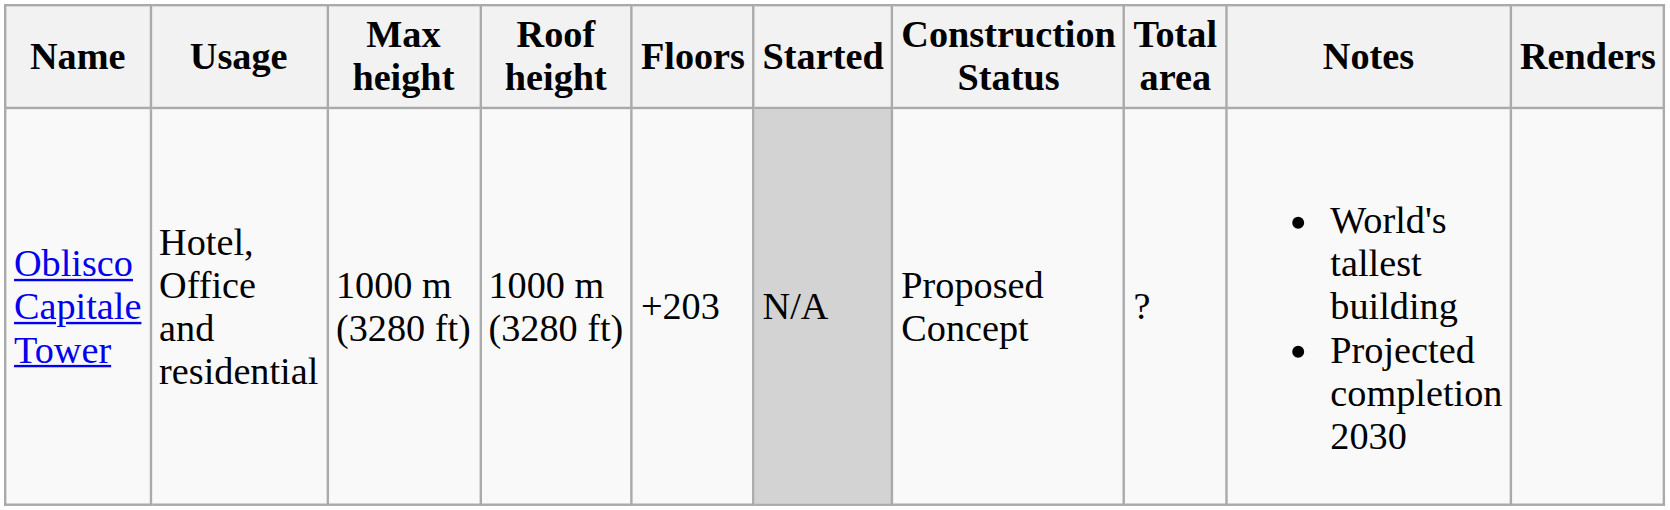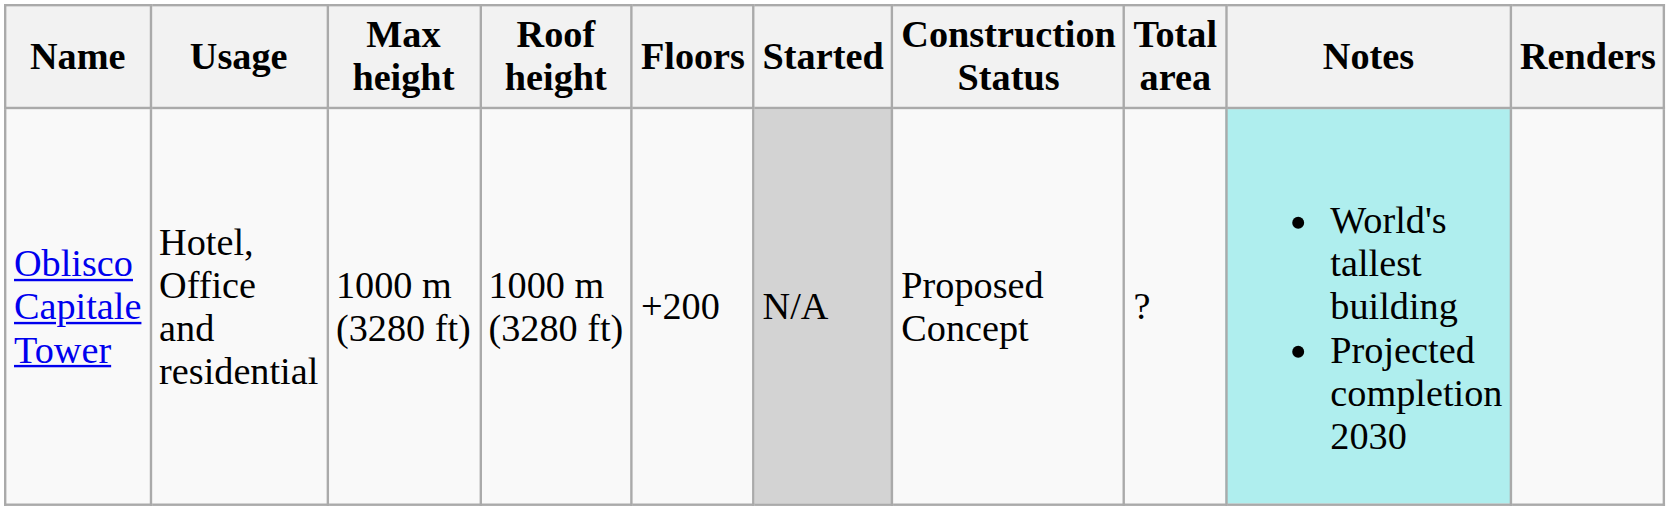(680, 305) +203 -> (680, 305) +200
(1369, 328) no background -> (1369, 328) paleturquoise background
